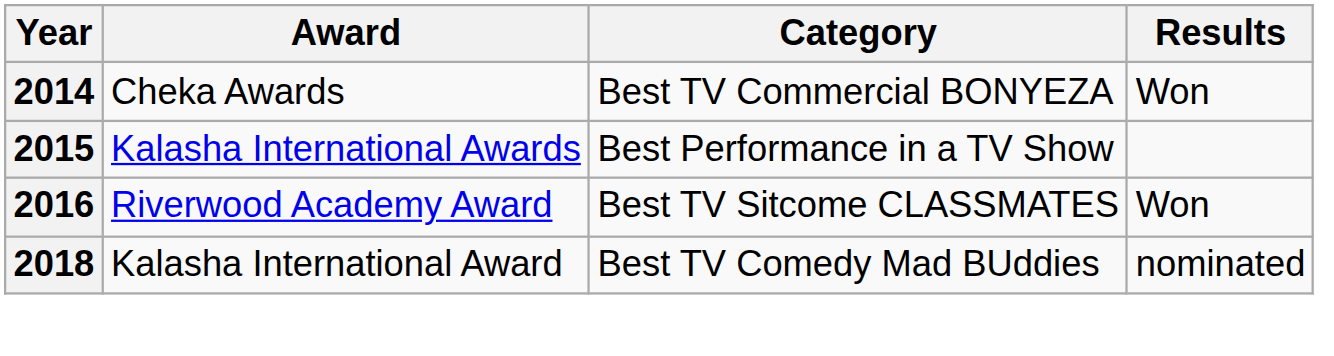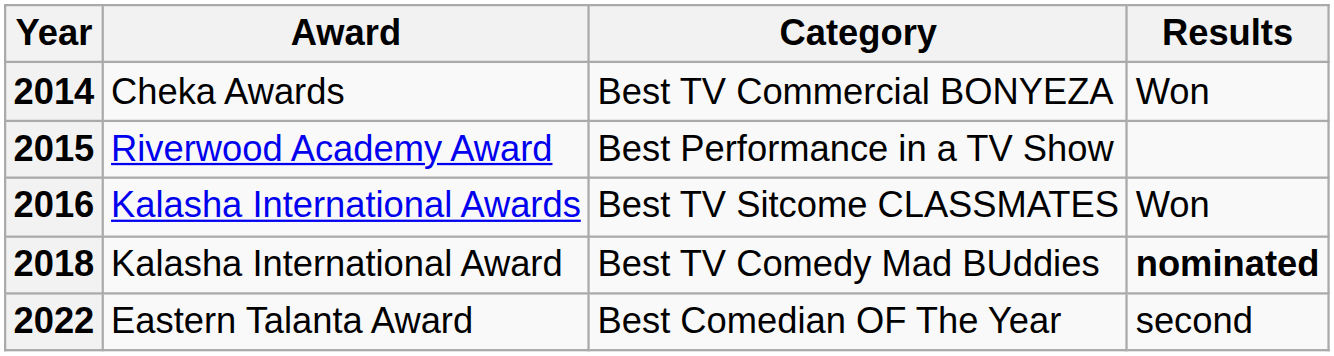(346, 148) Kalasha International Awards -> (332, 148) Riverwood Academy Award
(332, 206) Riverwood Academy Award -> (346, 206) Kalasha International Awards
(1221, 263) normal -> (1228, 263) bold
+ row: (54, 321)
